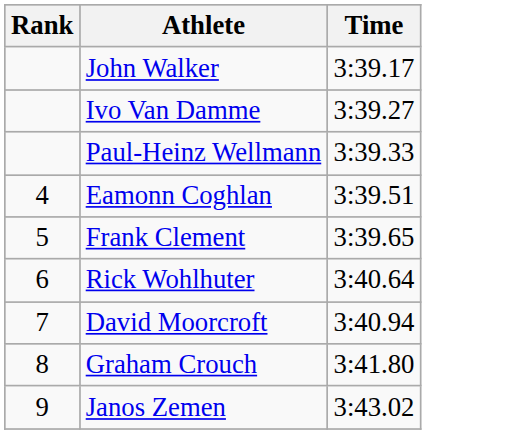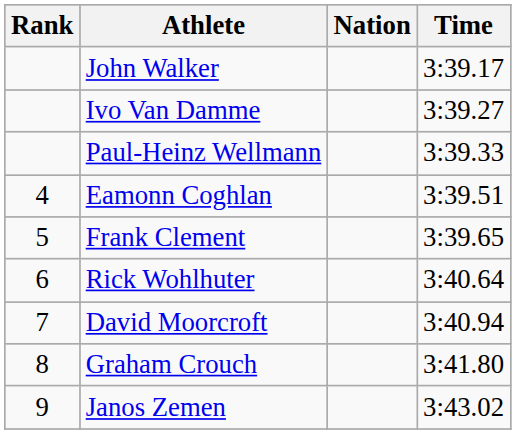+ column: (372, 25)
